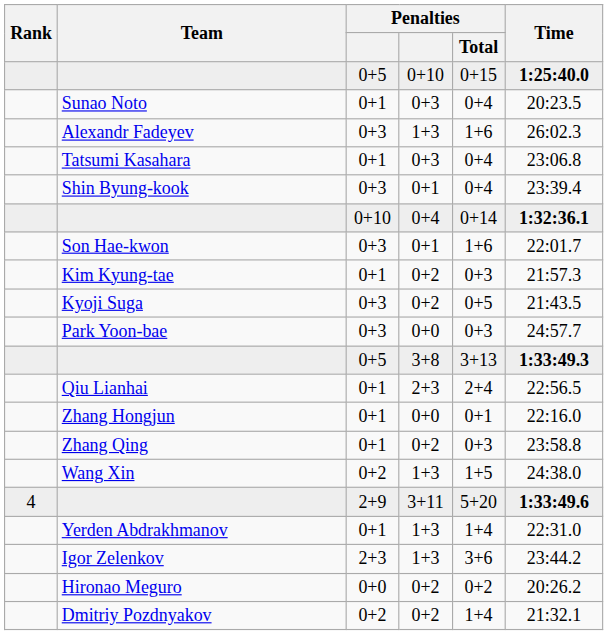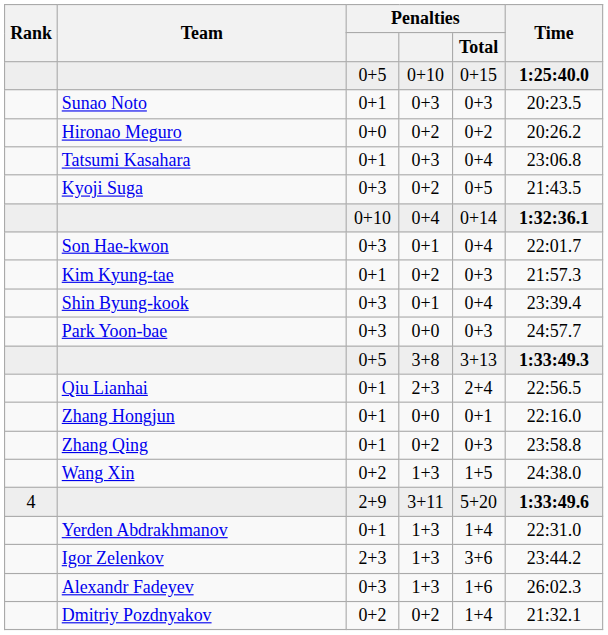(479, 103) 0+4 -> (479, 103) 0+3
rows swapped: (122, 587) <-> (128, 132)
rows swapped: (102, 302) <-> (125, 189)
(479, 246) 1+6 -> (479, 246) 0+4
